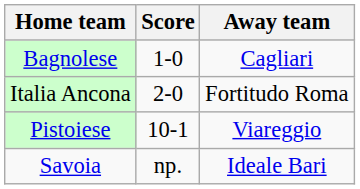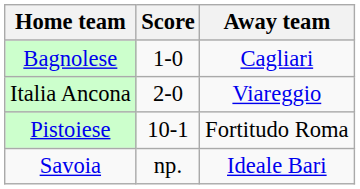(277, 93) Fortitudo Roma -> (277, 93) Viareggio
(277, 129) Viareggio -> (277, 129) Fortitudo Roma
